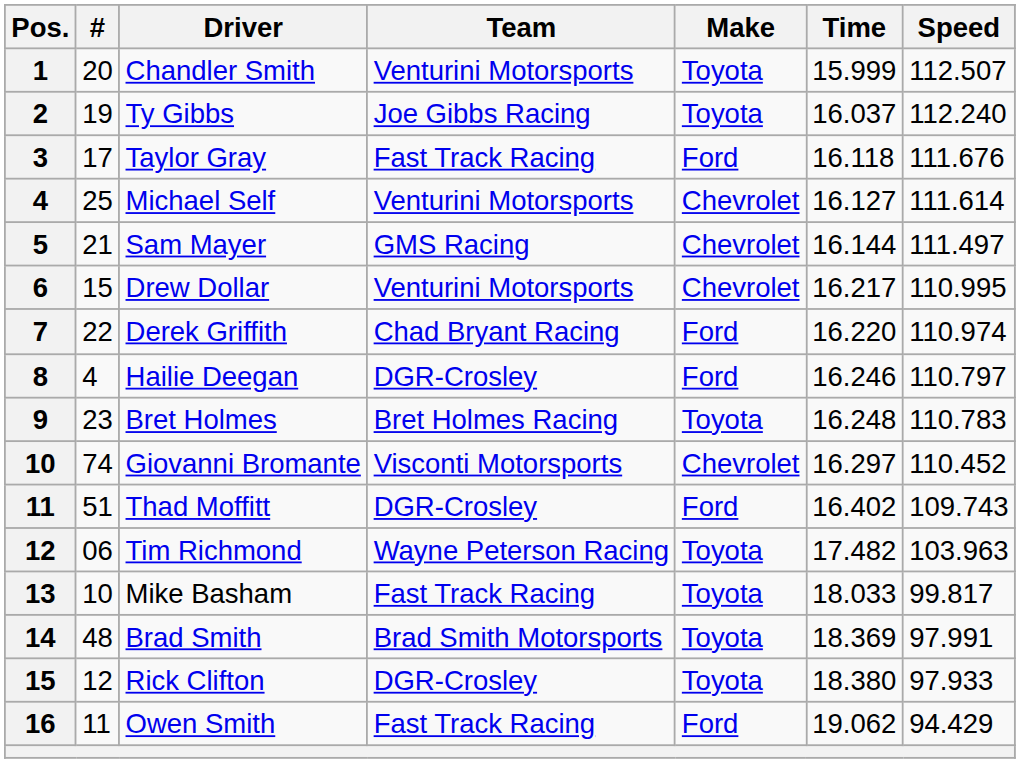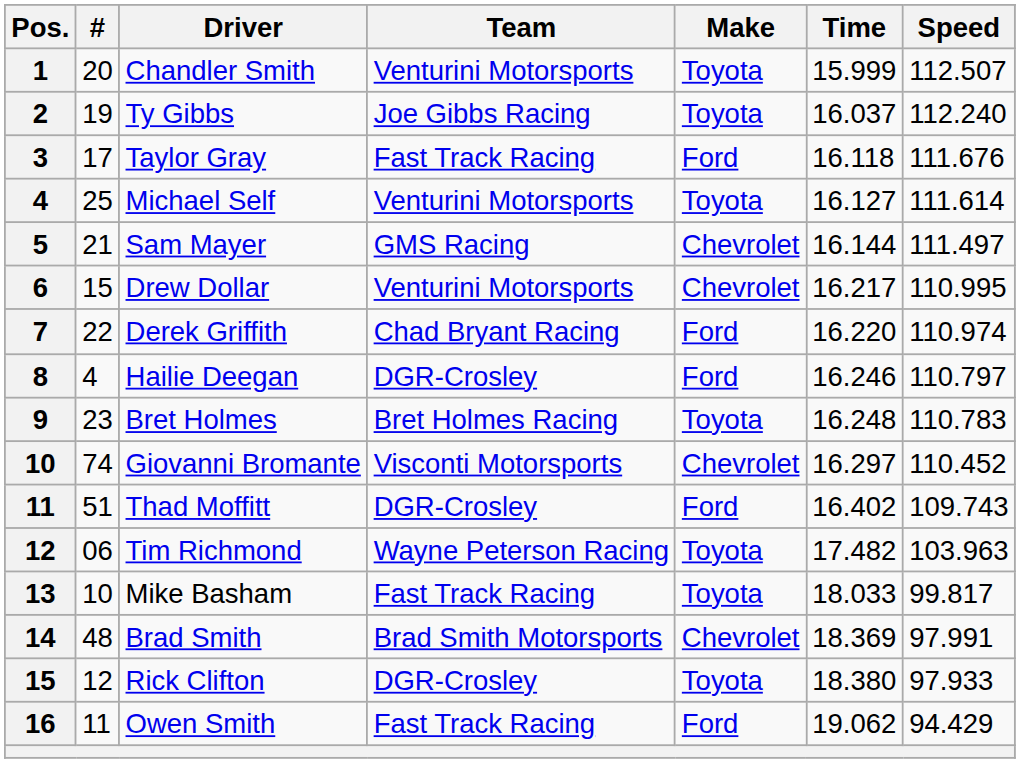(741, 201) Chevrolet -> (722, 201) Toyota
(722, 637) Toyota -> (741, 637) Chevrolet
